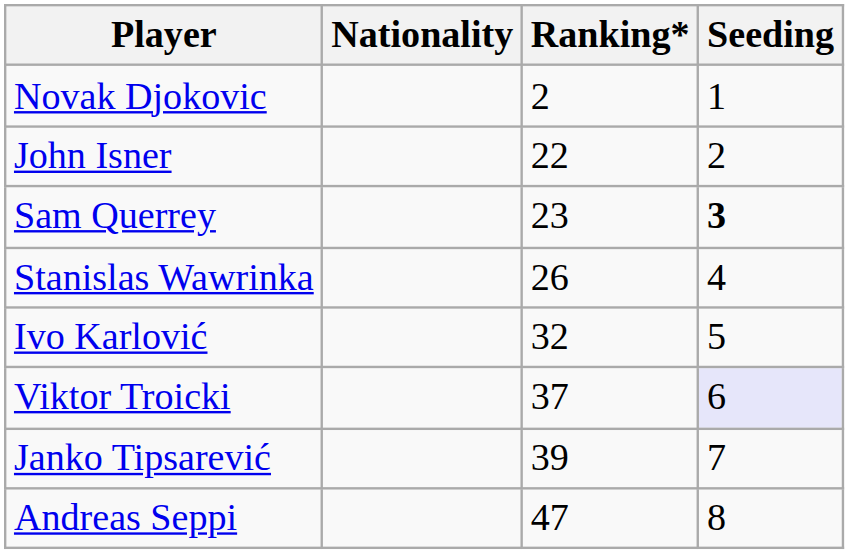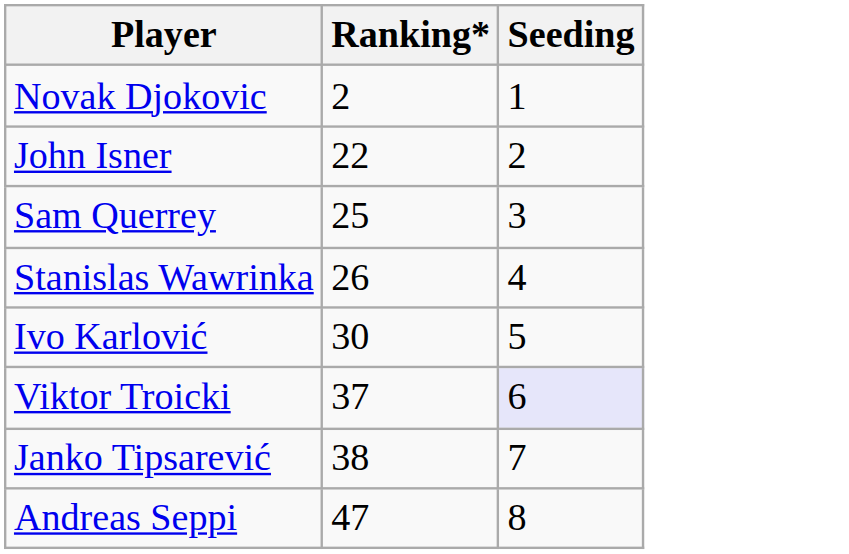- column: (422, 34)
(550, 215) 23 -> (350, 215) 25
(717, 215) bold -> (517, 215) normal
(550, 336) 32 -> (350, 336) 30
(550, 457) 39 -> (350, 457) 38
